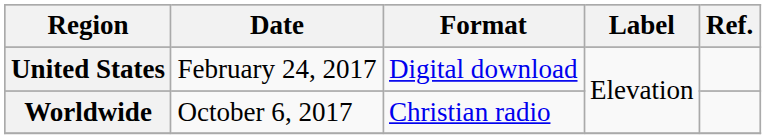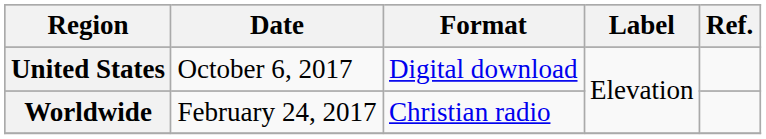(277, 68) February 24, 2017 -> (265, 68) October 6, 2017
(265, 111) October 6, 2017 -> (277, 111) February 24, 2017
